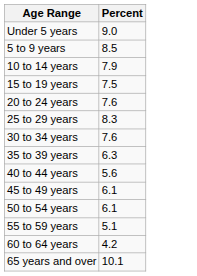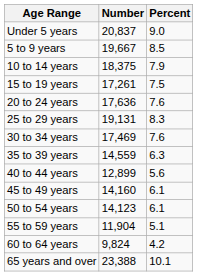+ column: (123, 13)
